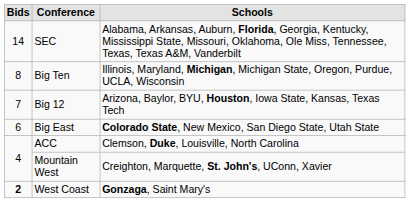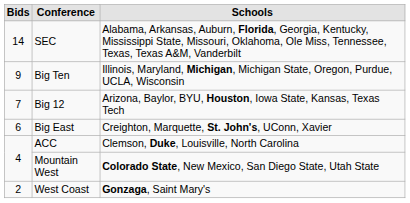(18, 76) 8 -> (18, 76) 9
(241, 127) Colorado State, New Mexico, San Diego State, Utah State -> (217, 127) Creighton, Marquette, St. John's, UConn, Xavier
(217, 166) Creighton, Marquette, St. John's, UConn, Xavier -> (241, 166) Colorado State, New Mexico, San Diego State, Utah State
(18, 189) bold -> (18, 189) normal
